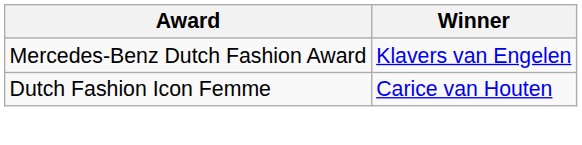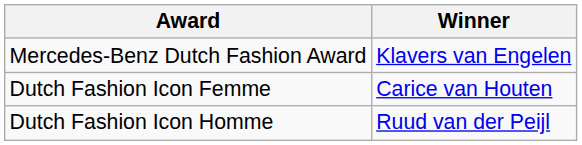+ row: (141, 122)
